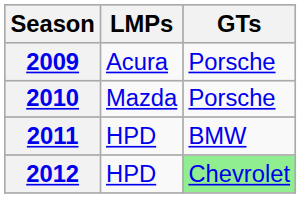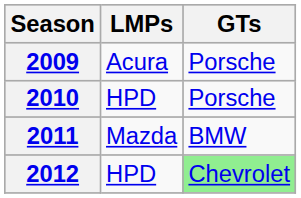(142, 99) Mazda -> (131, 99) HPD
(131, 137) HPD -> (142, 137) Mazda
